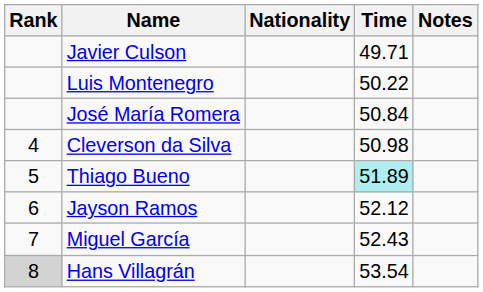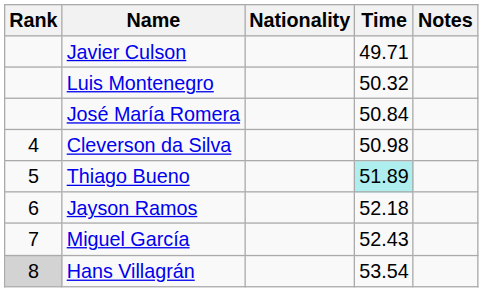(384, 83) 50.22 -> (384, 83) 50.32
(384, 208) 52.12 -> (384, 208) 52.18
